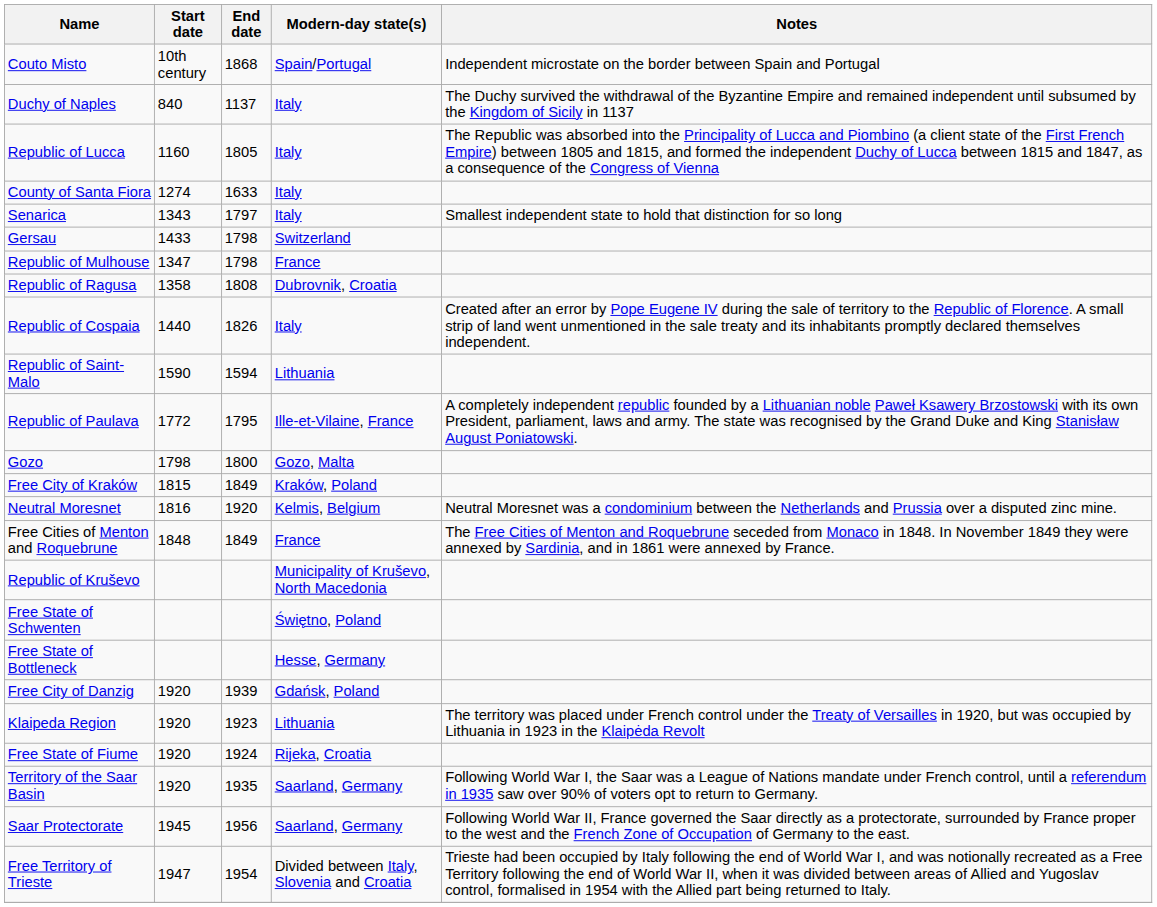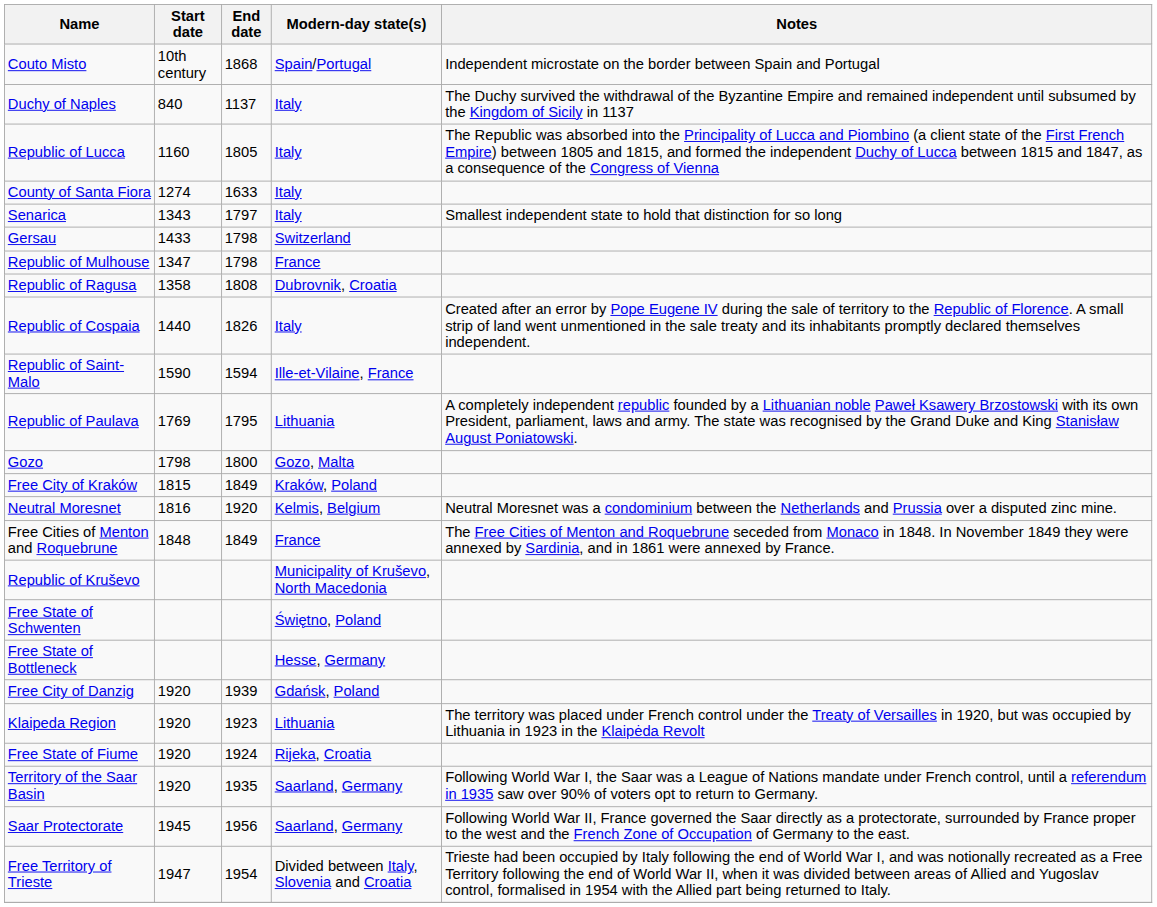(305, 373) Lithuania -> (344, 373) Ille-et-Vilaine, France
(174, 422) 1772 -> (174, 422) 1769
(344, 422) Ille-et-Vilaine, France -> (305, 422) Lithuania
